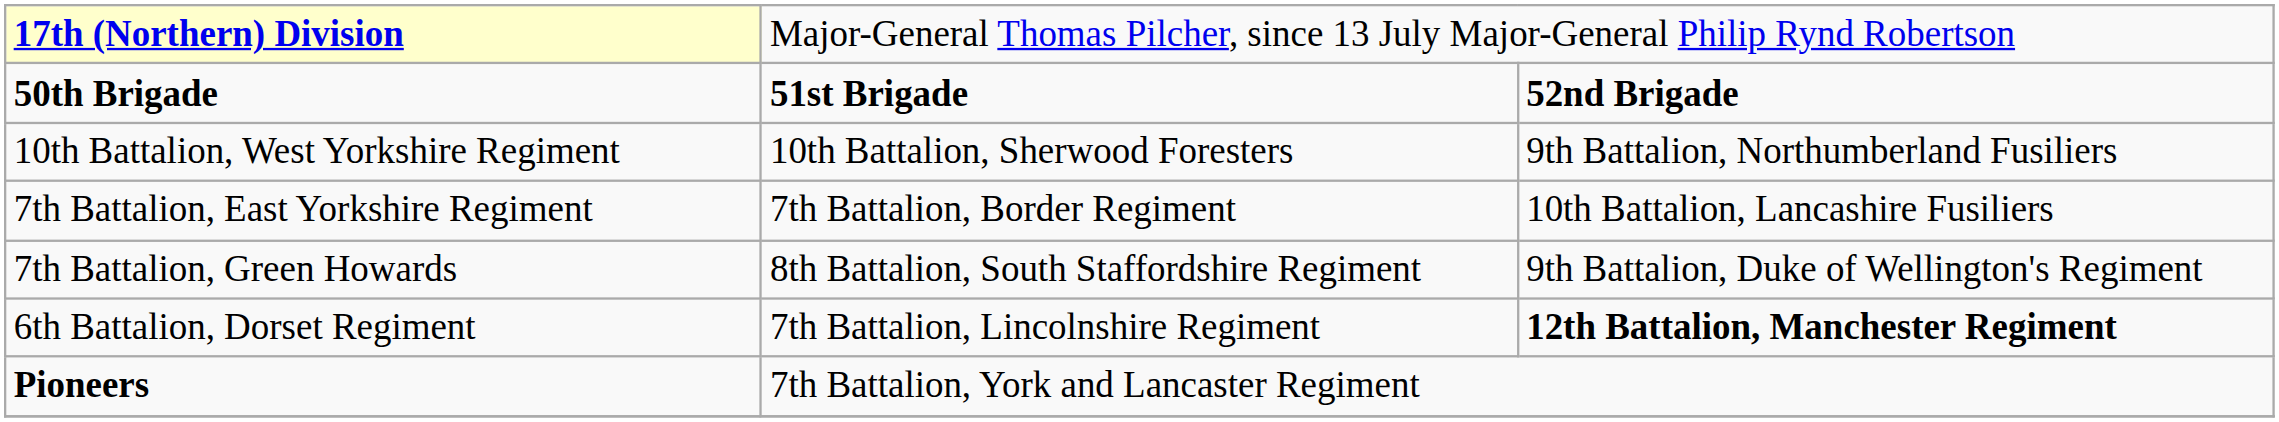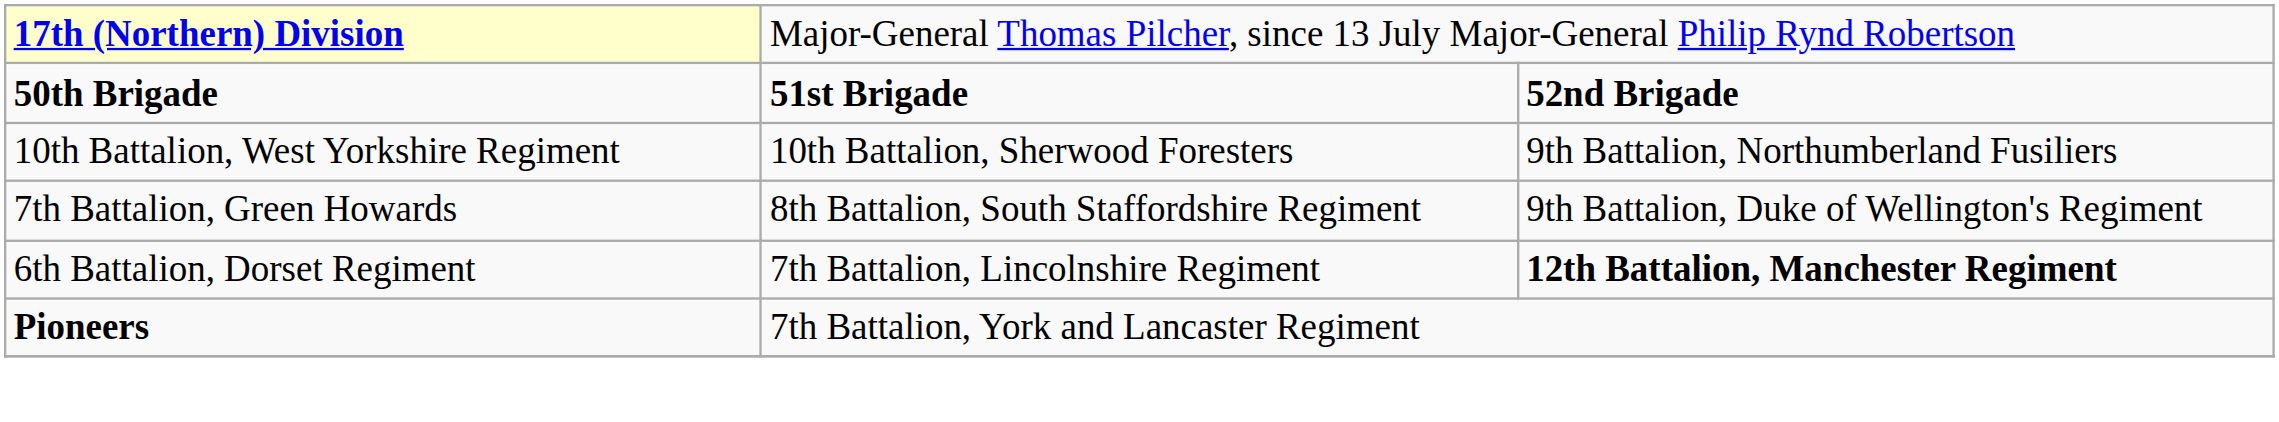- row: (303, 209)
